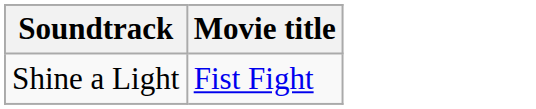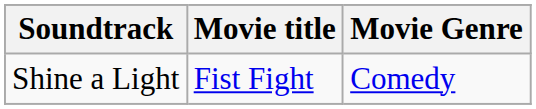+ column: (437, 29)
